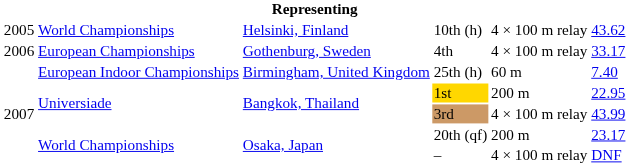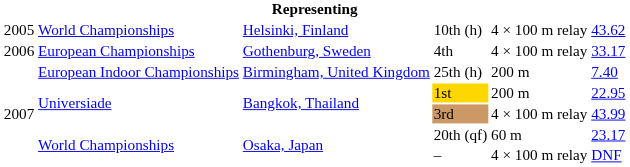(506, 72) 60 m -> (510, 72) 200 m
(510, 134) 200 m -> (506, 134) 60 m
